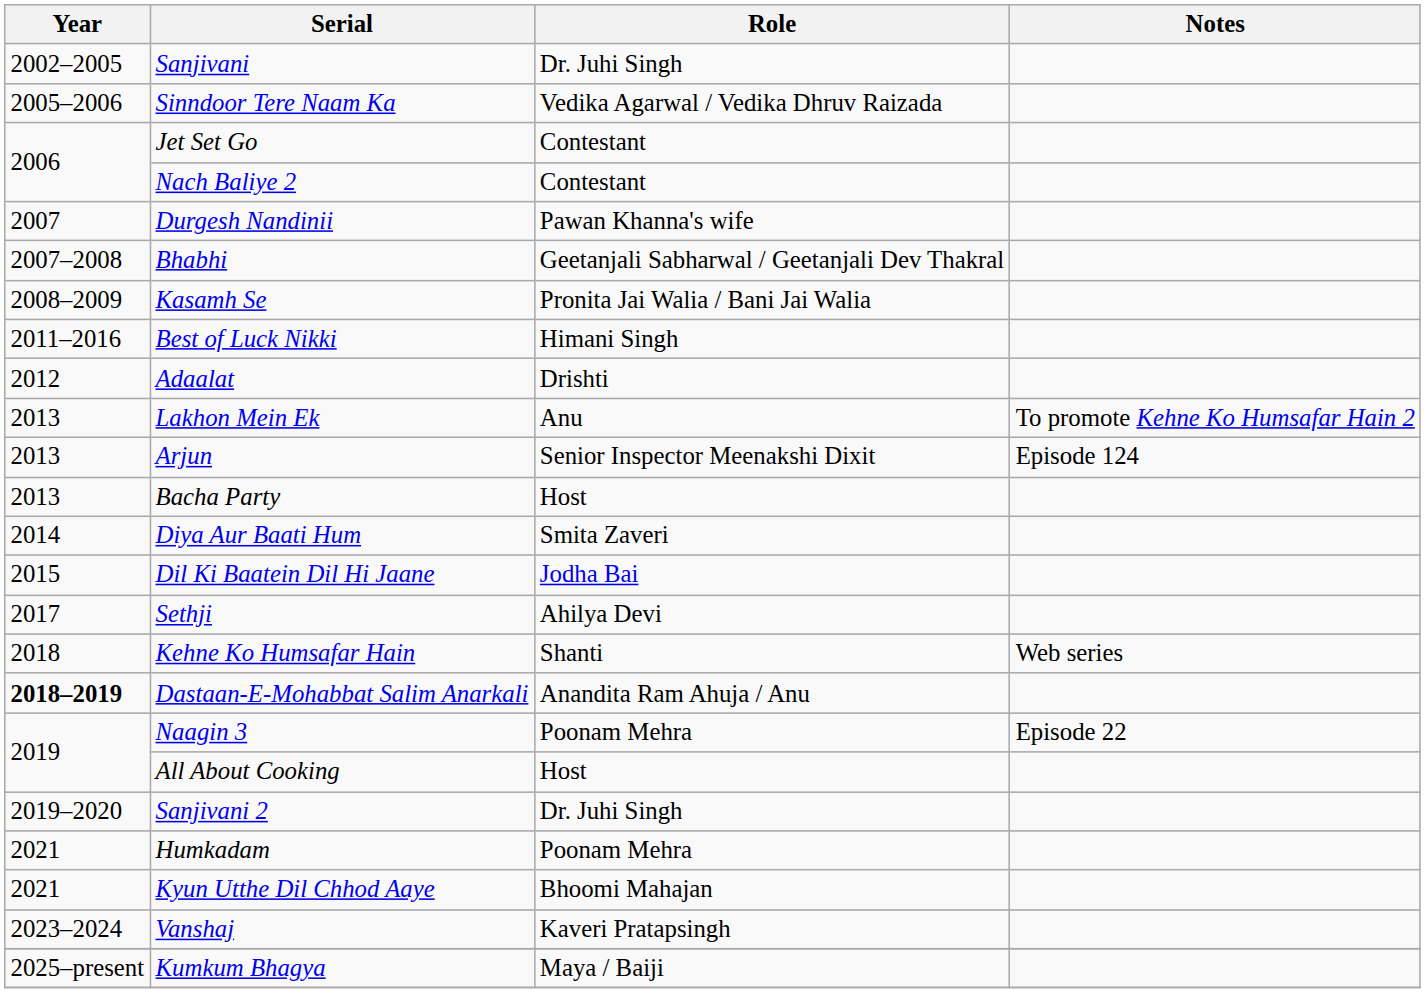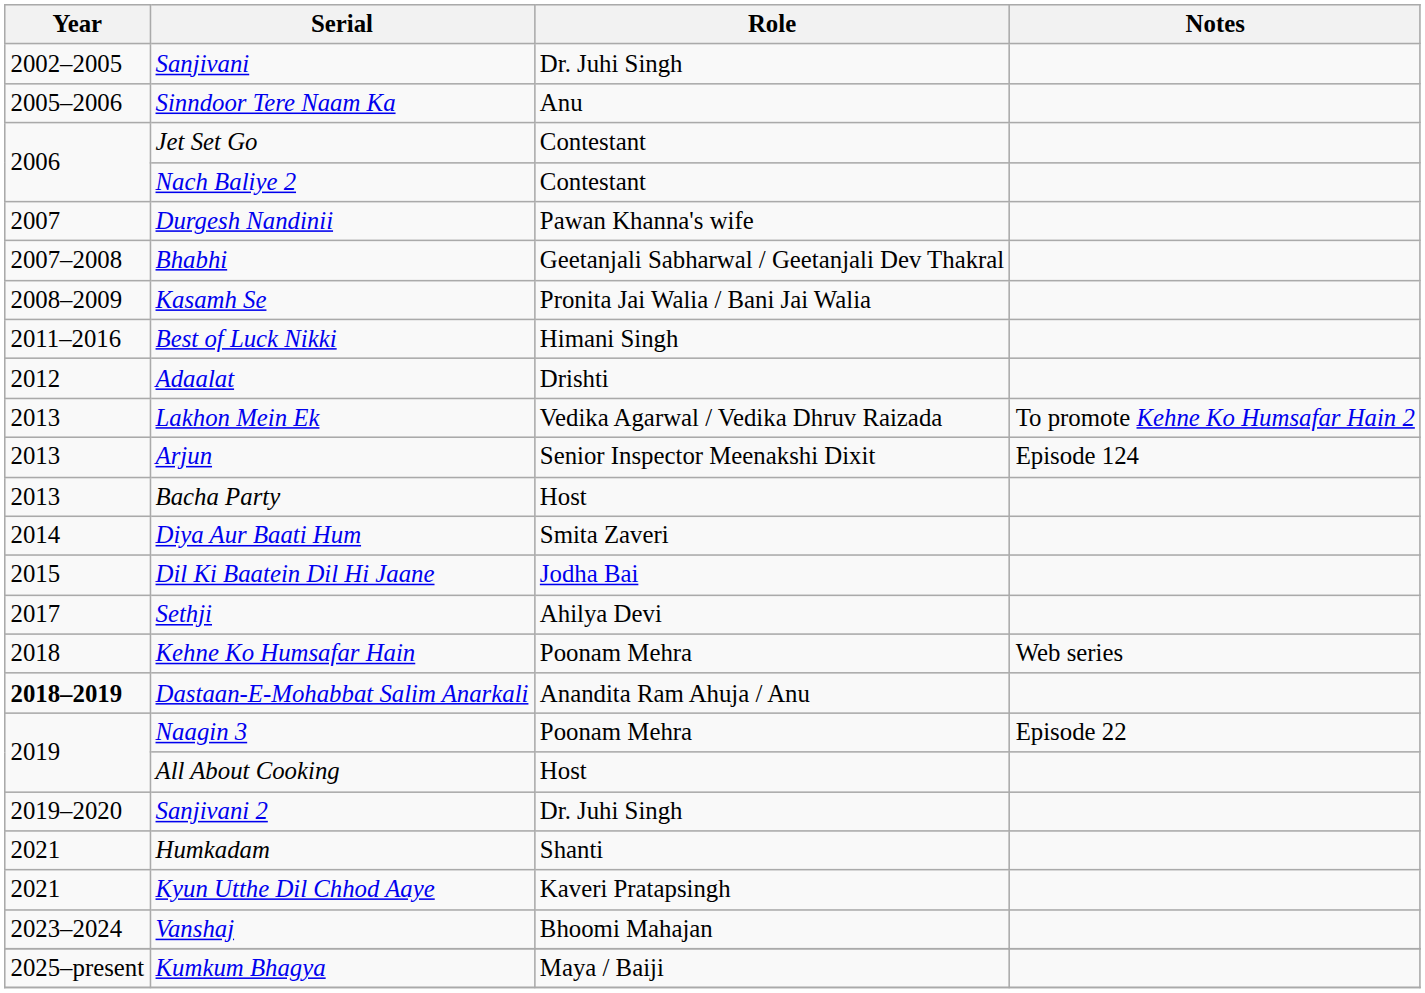(741, 102) Vedika Agarwal / Vedika Dhruv Raizada -> (561, 102) Anu
(561, 417) Anu -> (741, 417) Vedika Agarwal / Vedika Dhruv Raizada
(572, 653) Shanti -> (616, 653) Poonam Mehra
(616, 850) Poonam Mehra -> (572, 850) Shanti
(626, 889) Bhoomi Mahajan -> (635, 889) Kaveri Pratapsingh
(635, 928) Kaveri Pratapsingh -> (626, 928) Bhoomi Mahajan
